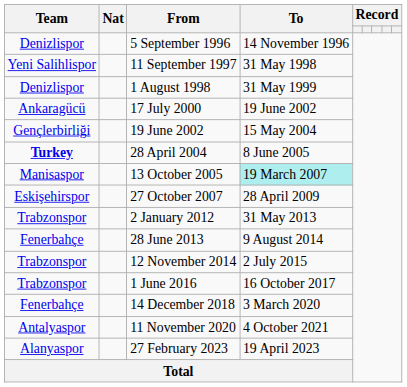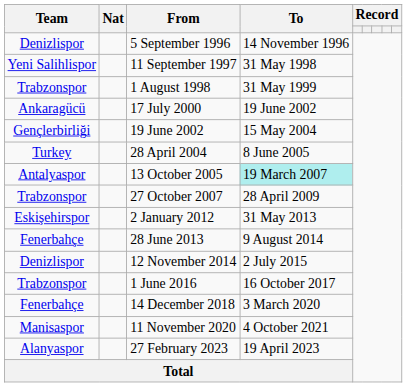(52, 87) Denizlispor -> (52, 87) Trabzonspor
(52, 152) bold -> (52, 152) normal
(52, 174) Manisaspor -> (52, 174) Antalyaspor
(52, 196) Eskişehirspor -> (52, 196) Trabzonspor
(52, 218) Trabzonspor -> (52, 218) Eskişehirspor
(52, 261) Trabzonspor -> (52, 261) Denizlispor
(52, 327) Antalyaspor -> (52, 327) Manisaspor
